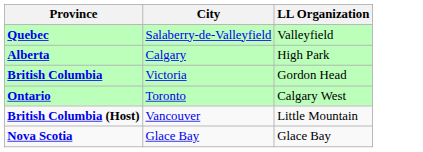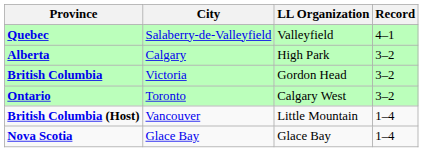+ column: (395, 14)
